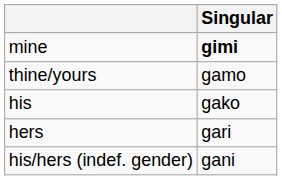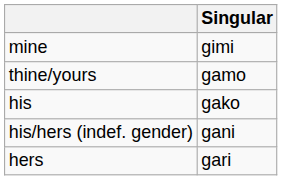(220, 47) bold -> (218, 47) normal
rows swapped: (26, 132) <-> (101, 160)
